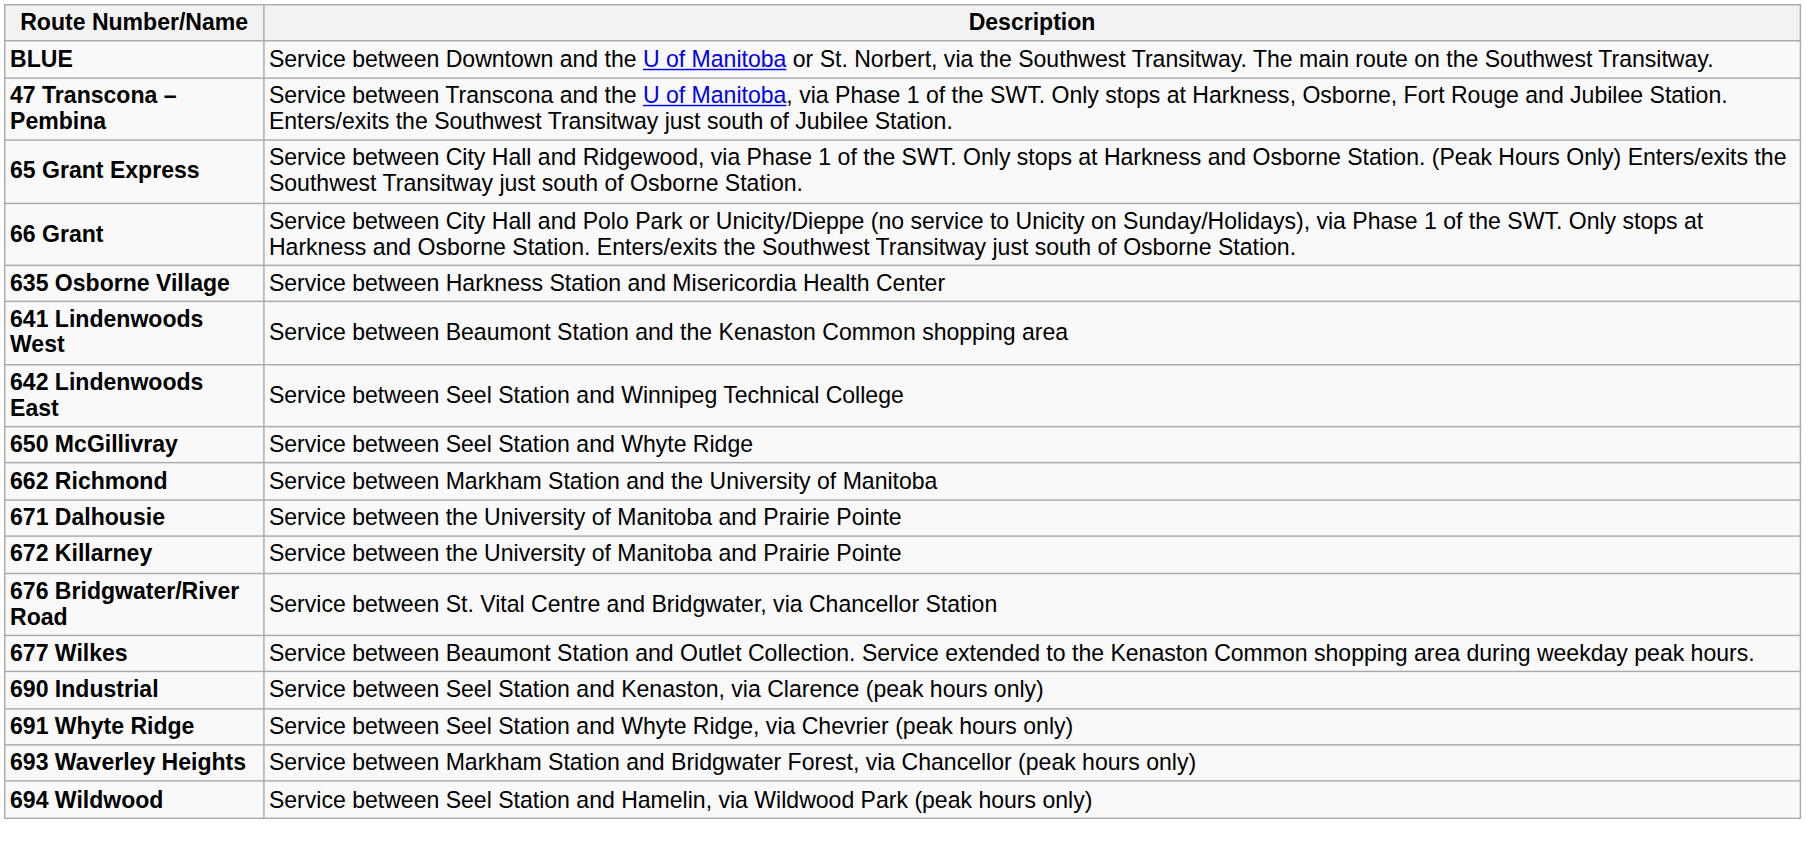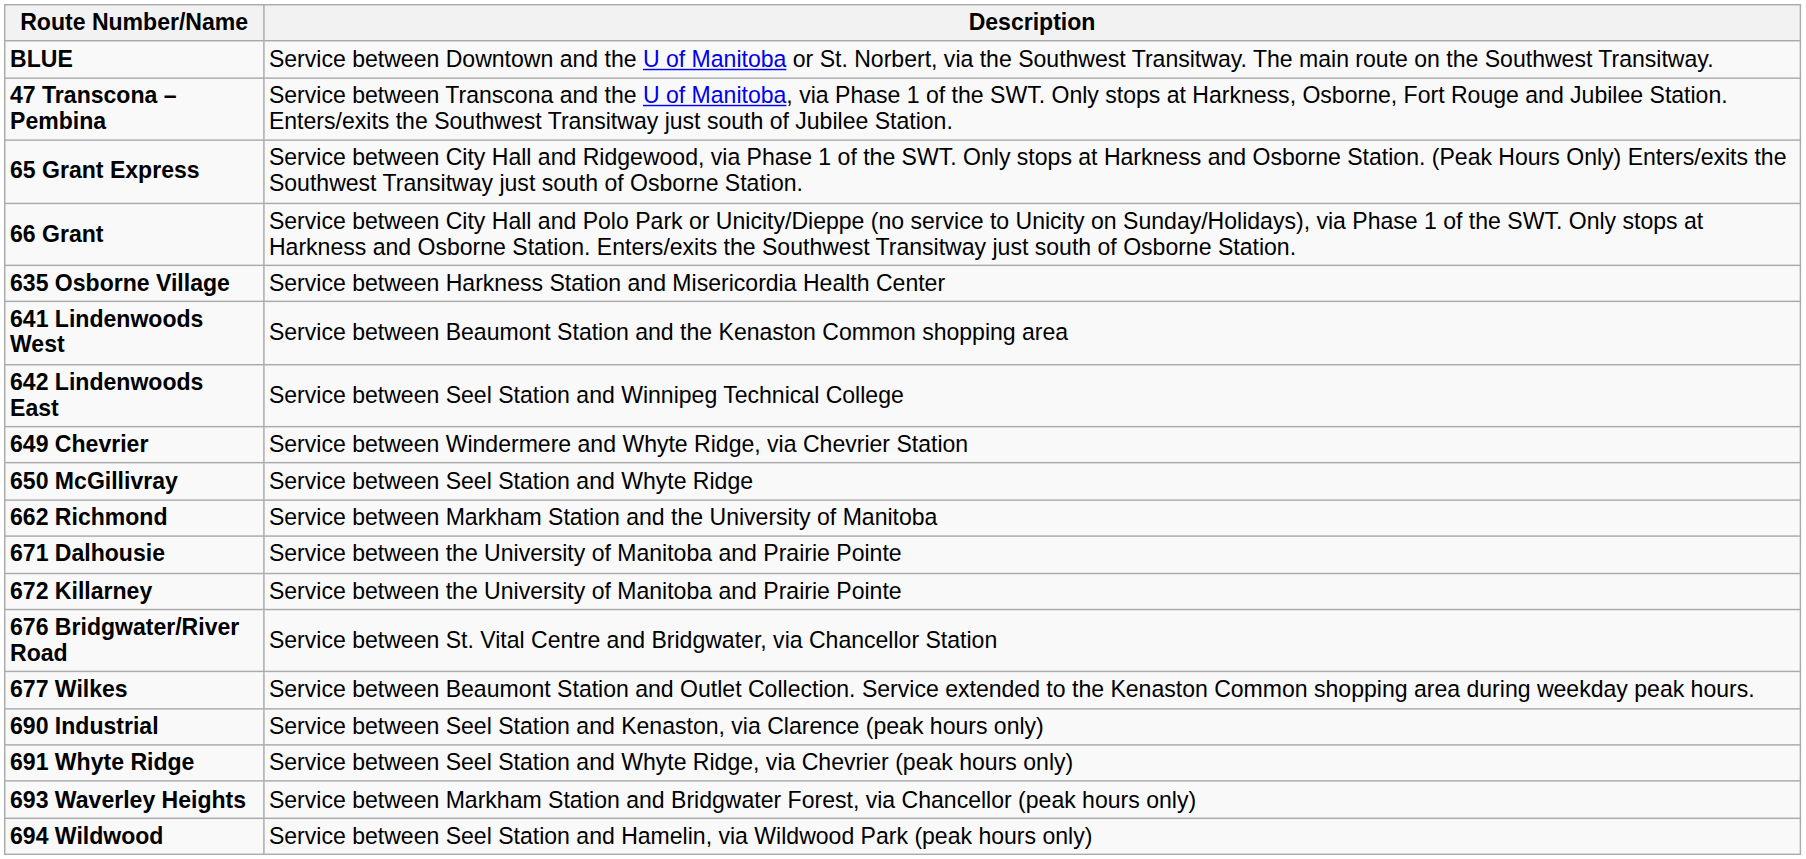+ row: (79, 444)
